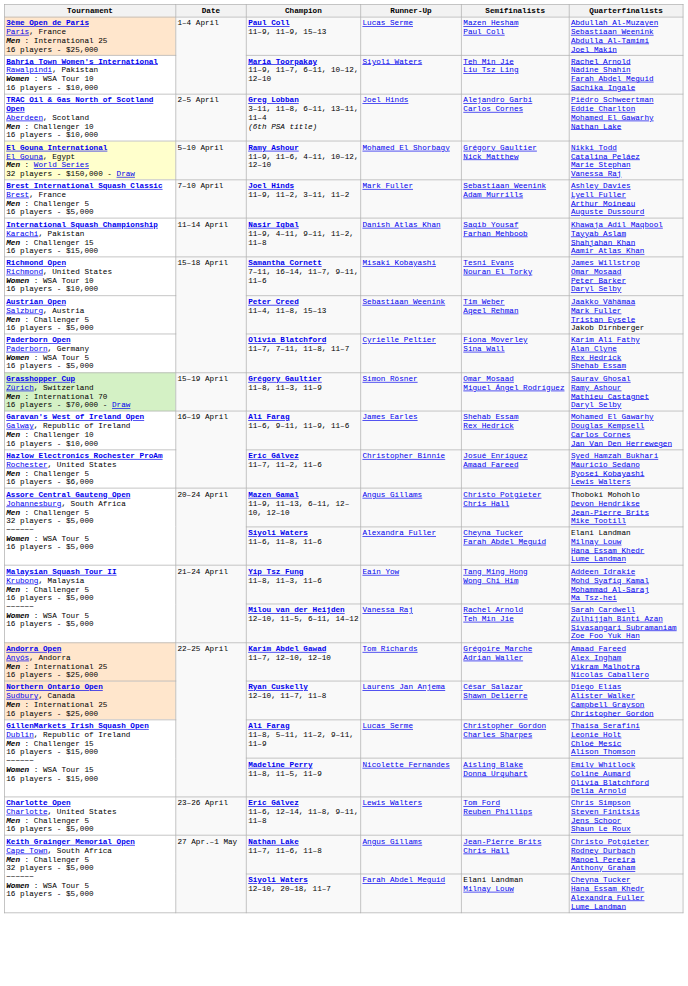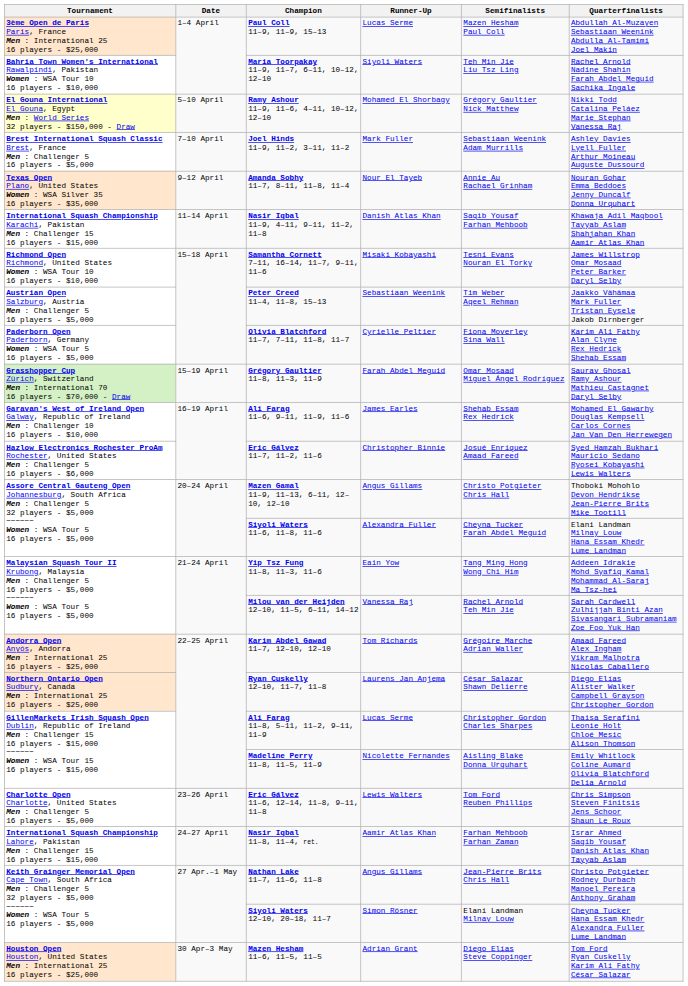- row: (303, 114)
+ row: (299, 182)
(390, 379) Simon Rösner -> (404, 371) Farah Abdel Meguid
+ row: (283, 838)
(404, 881) Farah Abdel Meguid -> (390, 910) Simon Rösner
+ row: (285, 953)
